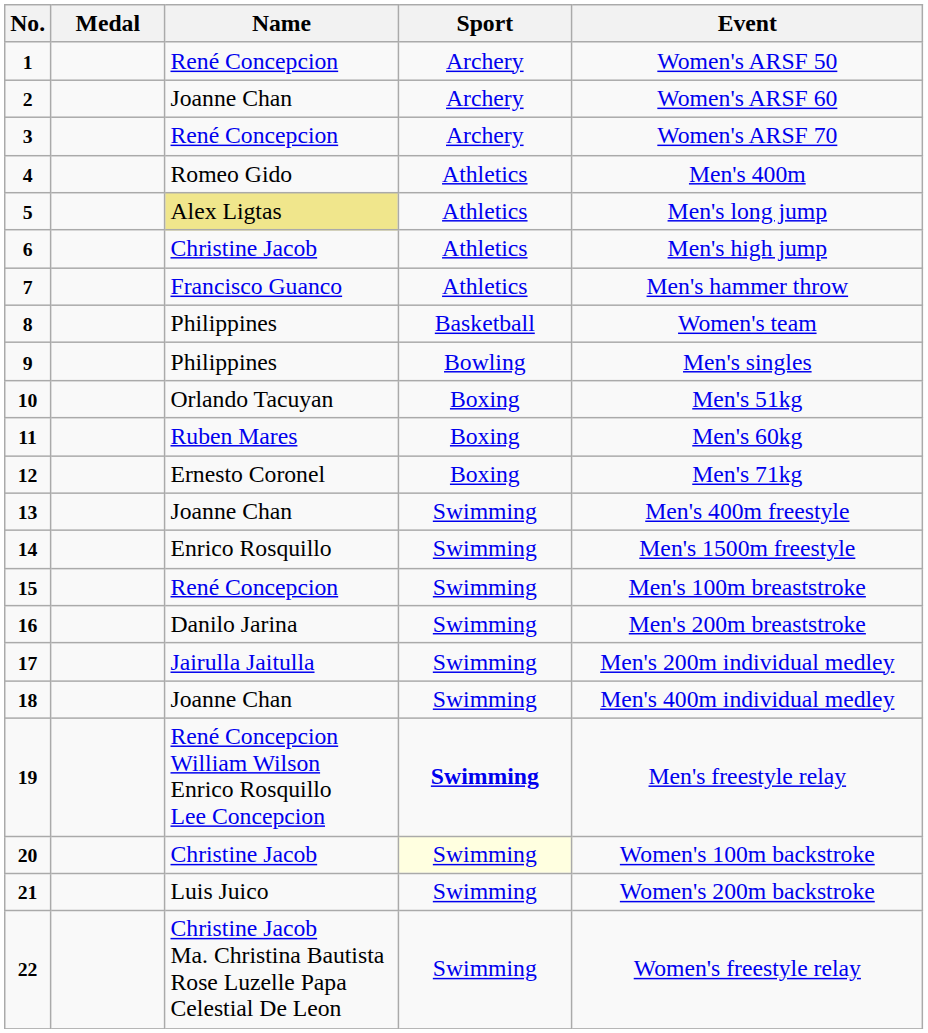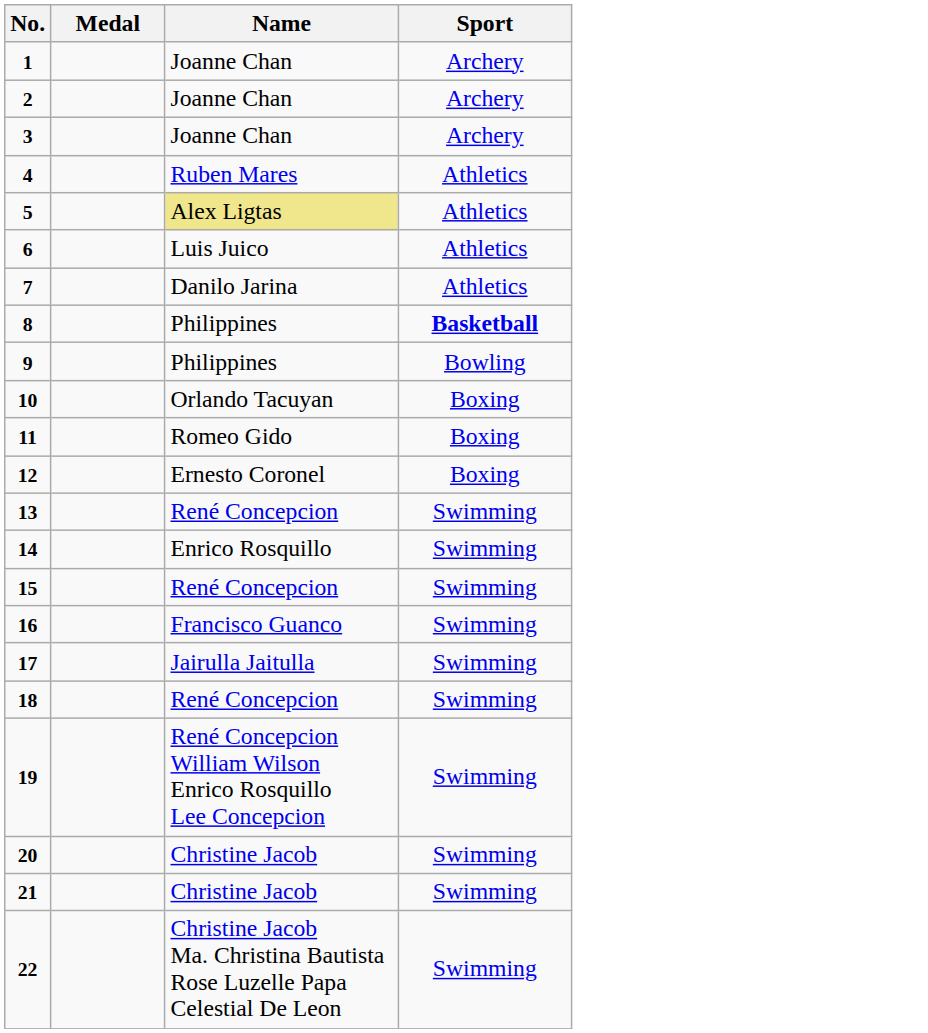- column: (747, 23)
(254, 60) René Concepcion -> (231, 60) Joanne Chan
(254, 135) René Concepcion -> (231, 135) Joanne Chan
(231, 173) Romeo Gido -> (234, 173) Ruben Mares
(244, 248) Christine Jacob -> (220, 248) Luis Juico
(256, 286) Francisco Guanco -> (234, 286) Danilo Jarina
(485, 323) normal -> (485, 323) bold
(234, 436) Ruben Mares -> (231, 436) Romeo Gido
(231, 511) Joanne Chan -> (254, 511) René Concepcion
(234, 624) Danilo Jarina -> (256, 624) Francisco Guanco
(231, 699) Joanne Chan -> (254, 699) René Concepcion
(485, 776) bold -> (485, 776) normal
(485, 854) lightyellow background -> (485, 854) no background
(220, 891) Luis Juico -> (244, 891) Christine Jacob
